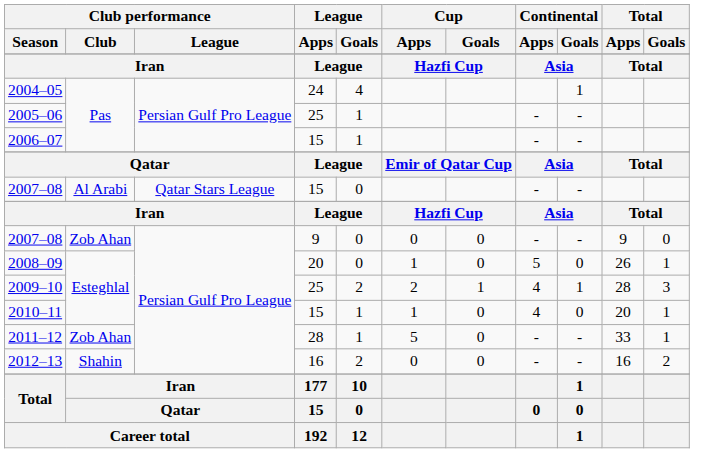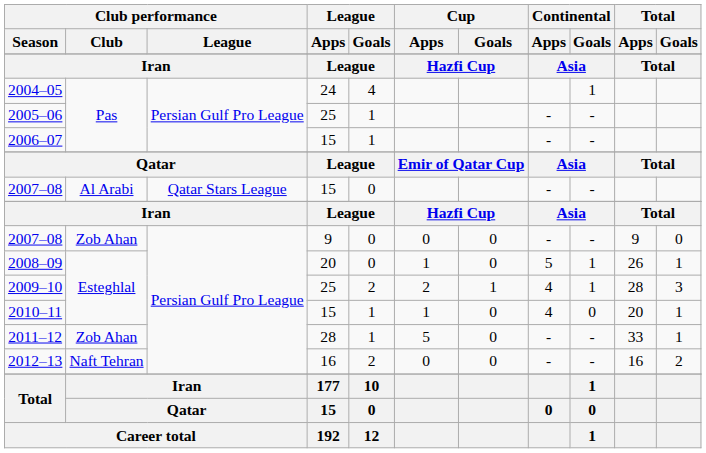(580, 262) 0 -> (592, 262) 1
(100, 361) Shahin -> (107, 361) Naft Tehran
